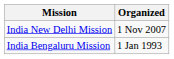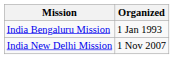rows swapped: (58, 45) <-> (59, 29)
